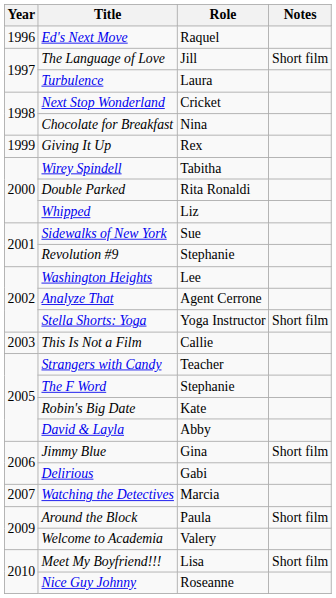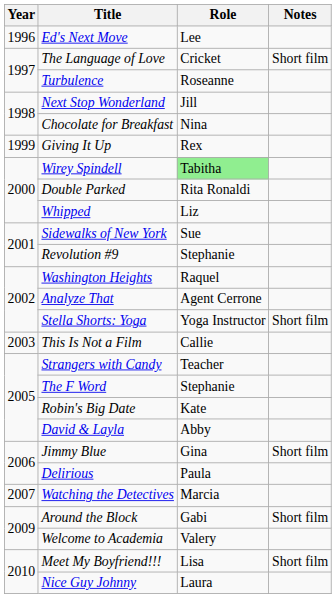(200, 37) Raquel -> (191, 37) Lee
(189, 59) Jill -> (201, 59) Cricket
(196, 80) Laura -> (207, 80) Roseanne
(201, 102) Cricket -> (189, 102) Jill
(201, 168) no background -> (201, 168) lightgreen background
(191, 277) Lee -> (200, 277) Raquel
(194, 473) Gabi -> (196, 473) Paula
(196, 517) Paula -> (194, 517) Gabi
(207, 582) Roseanne -> (196, 582) Laura
